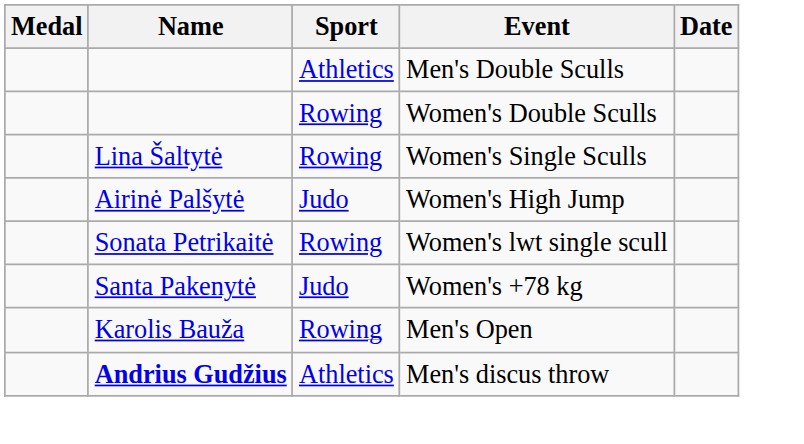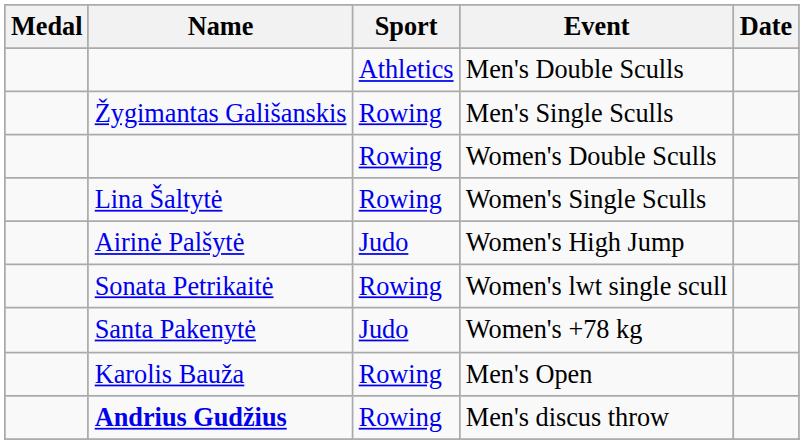+ row: (570, 113)
(346, 373) Athletics -> (400, 416) Rowing
